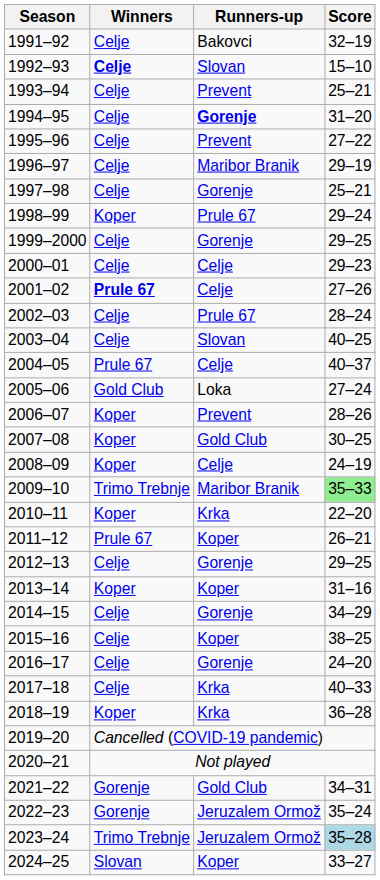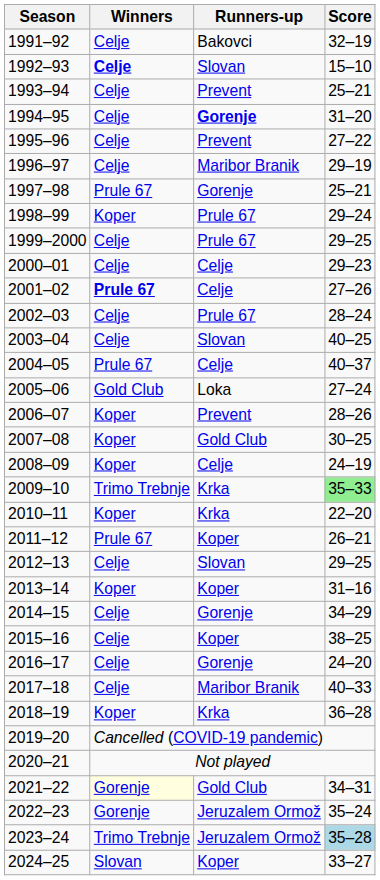(112, 191) Celje -> (123, 191) Prule 67
(225, 240) Gorenje -> (226, 240) Prule 67
(248, 489) Maribor Branik -> (213, 489) Krka
(225, 564) Gorenje -> (221, 564) Slovan
(213, 688) Krka -> (248, 688) Maribor Branik
(122, 787) no background -> (122, 787) lightyellow background
